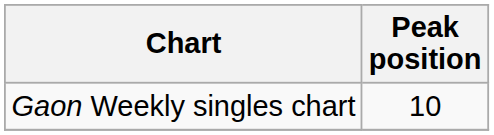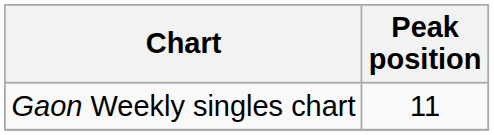(425, 105) 10 -> (425, 105) 11
